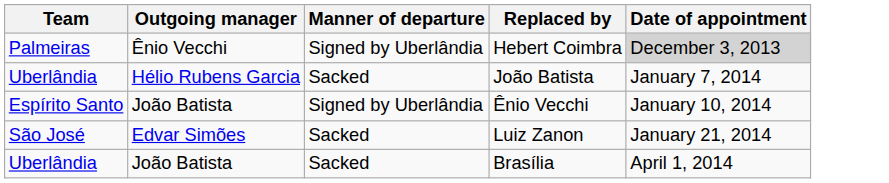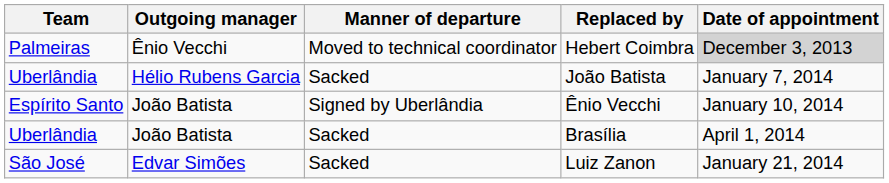(396, 47) Signed by Uberlândia -> (433, 47) Moved to technical coordinator
rows swapped: (538, 134) <-> (524, 163)
